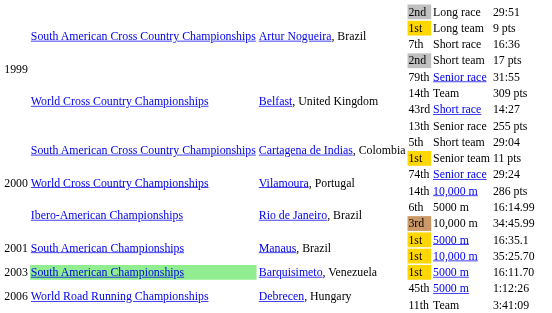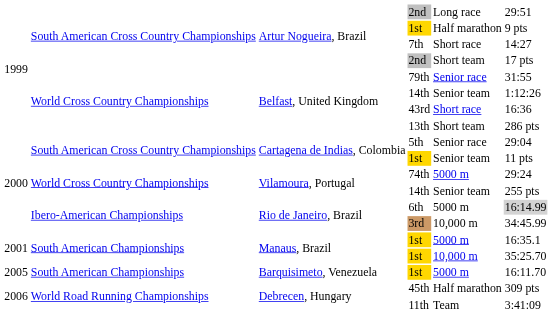(459, 28) Long team -> (467, 28) Half marathon
(506, 44) 16:36 -> (518, 44) 14:27
(446, 93) Team -> (461, 93) Senior team
(510, 93) 309 pts -> (523, 93) 1:12:26
(506, 109) 14:27 -> (518, 109) 16:36
(460, 125) Senior race -> (459, 125) Short team
(510, 125) 255 pts -> (522, 125) 286 pts
(459, 142) Short team -> (460, 142) Senior race
(460, 174) Senior race -> (451, 174) 5000 m
(455, 191) 10,000 m -> (461, 191) Senior team
(510, 191) 286 pts -> (522, 191) 255 pts
(514, 207) no background -> (526, 207) lightgrey background
(16, 272) 2003 -> (16, 272) 2005
(107, 272) lightgreen background -> (107, 272) no background
(451, 288) 5000 m -> (467, 288) Half marathon
(511, 288) 1:12:26 -> (522, 288) 309 pts
